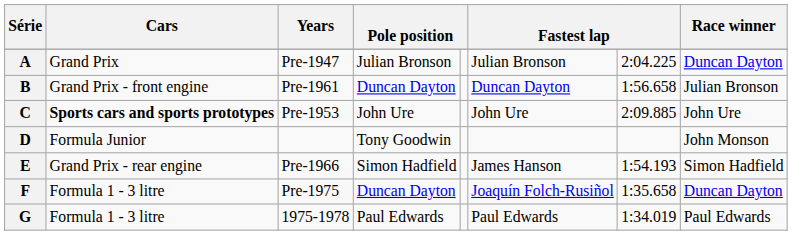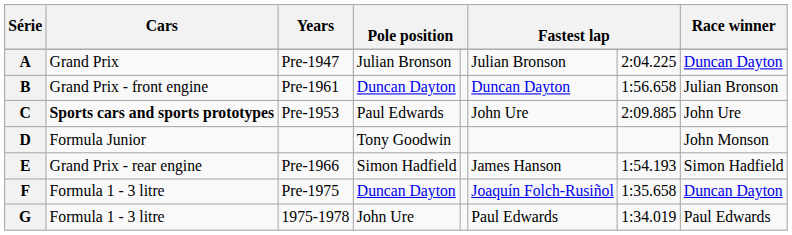(385, 114) John Ure -> (400, 114) Paul Edwards
(400, 217) Paul Edwards -> (385, 217) John Ure
